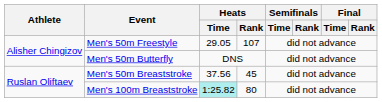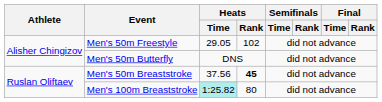(251, 43) 107 -> (251, 43) 102
(251, 74) normal -> (251, 74) bold
